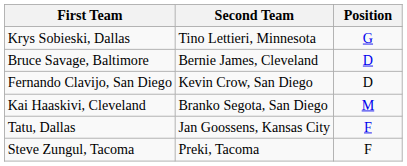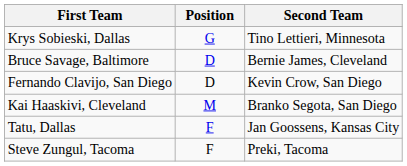columns swapped: (368, 15) <-> (254, 15)
